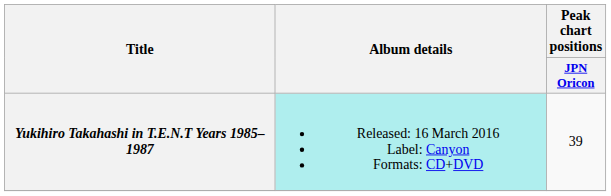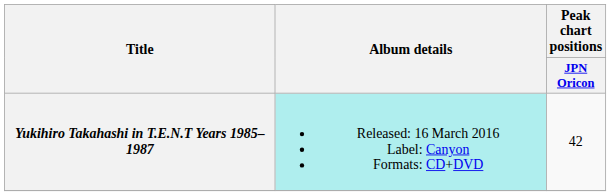(576, 141) 39 -> (576, 141) 42
